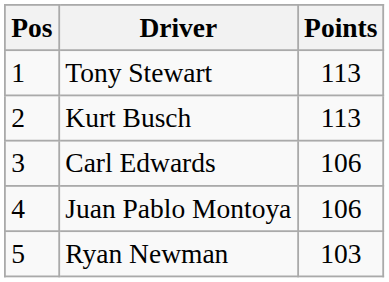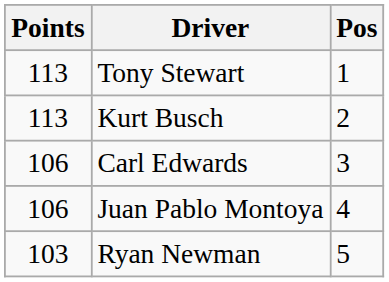columns swapped: (32, 27) <-> (341, 27)
